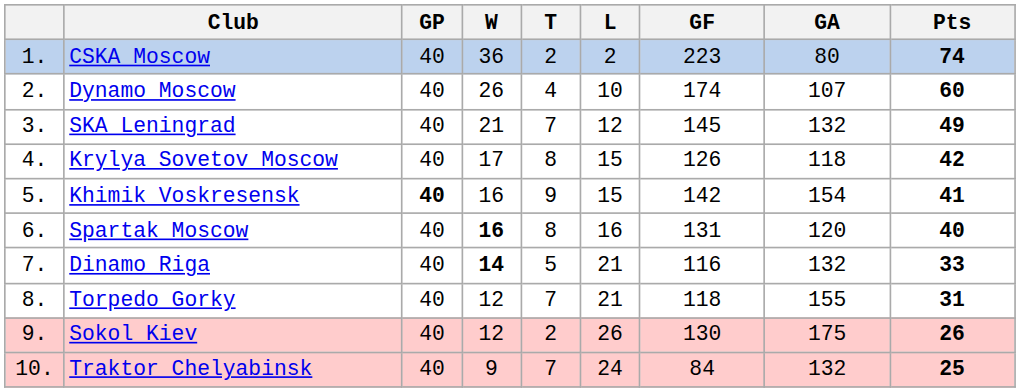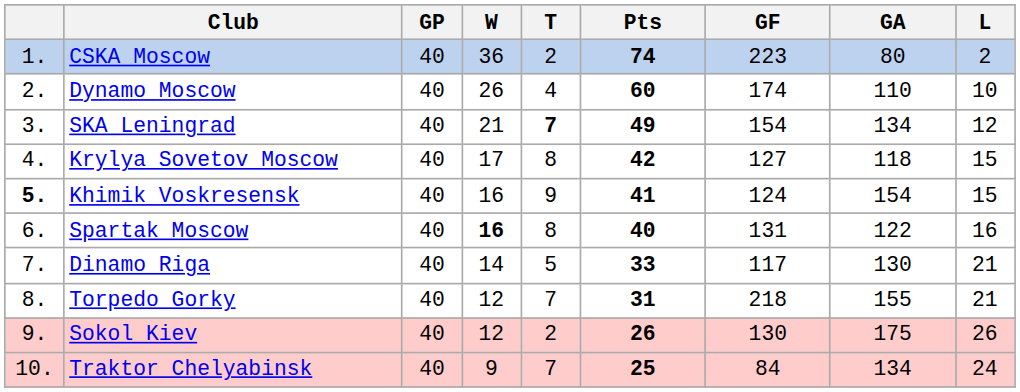columns swapped: (610, 22) <-> (952, 22)
(827, 92) 107 -> (893, 92) 110
(551, 126) normal -> (551, 126) bold
(702, 126) 145 -> (768, 126) 154
(827, 126) 132 -> (893, 126) 134
(702, 161) 126 -> (768, 161) 127
(34, 196) normal -> (34, 196) bold
(432, 196) bold -> (432, 196) normal
(702, 196) 142 -> (768, 196) 124
(827, 231) 120 -> (893, 231) 122
(491, 265) bold -> (491, 265) normal
(702, 265) 116 -> (768, 265) 117
(827, 265) 132 -> (893, 265) 130
(702, 300) 118 -> (768, 300) 218
(827, 370) 132 -> (893, 370) 134
